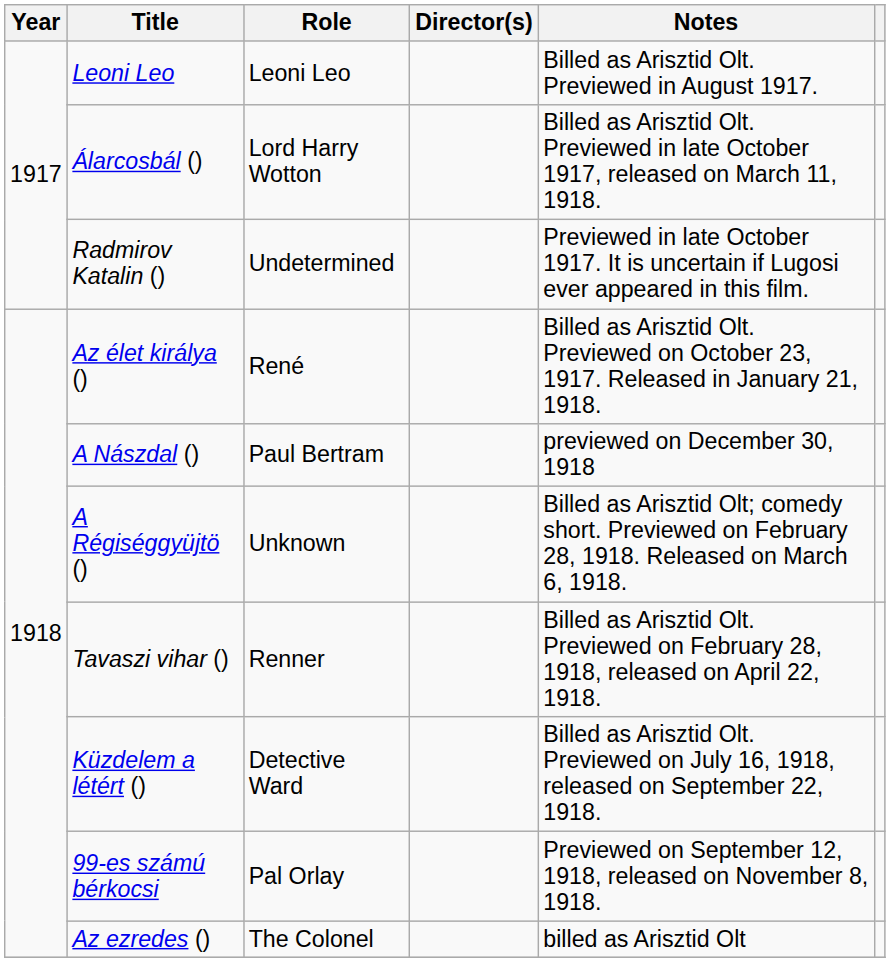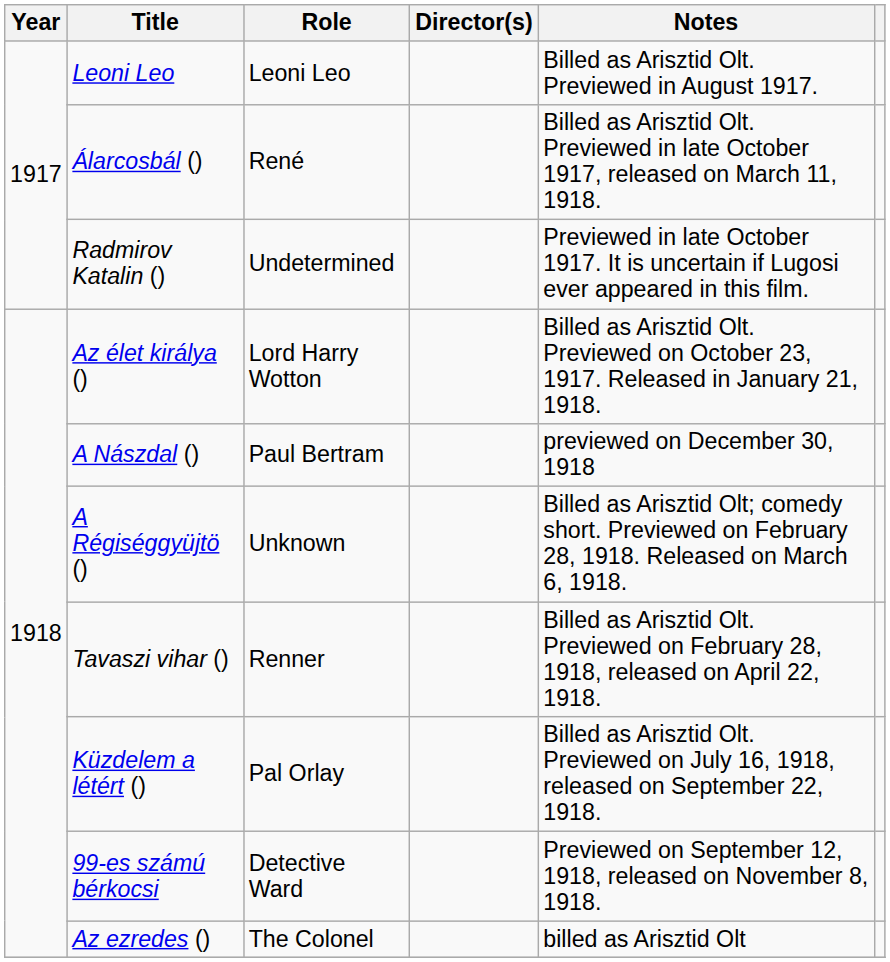(303, 161) Lord Harry Wotton -> (276, 161) René
(276, 365) René -> (303, 365) Lord Harry Wotton
(297, 773) Detective Ward -> (296, 773) Pal Orlay
(296, 876) Pal Orlay -> (297, 876) Detective Ward
